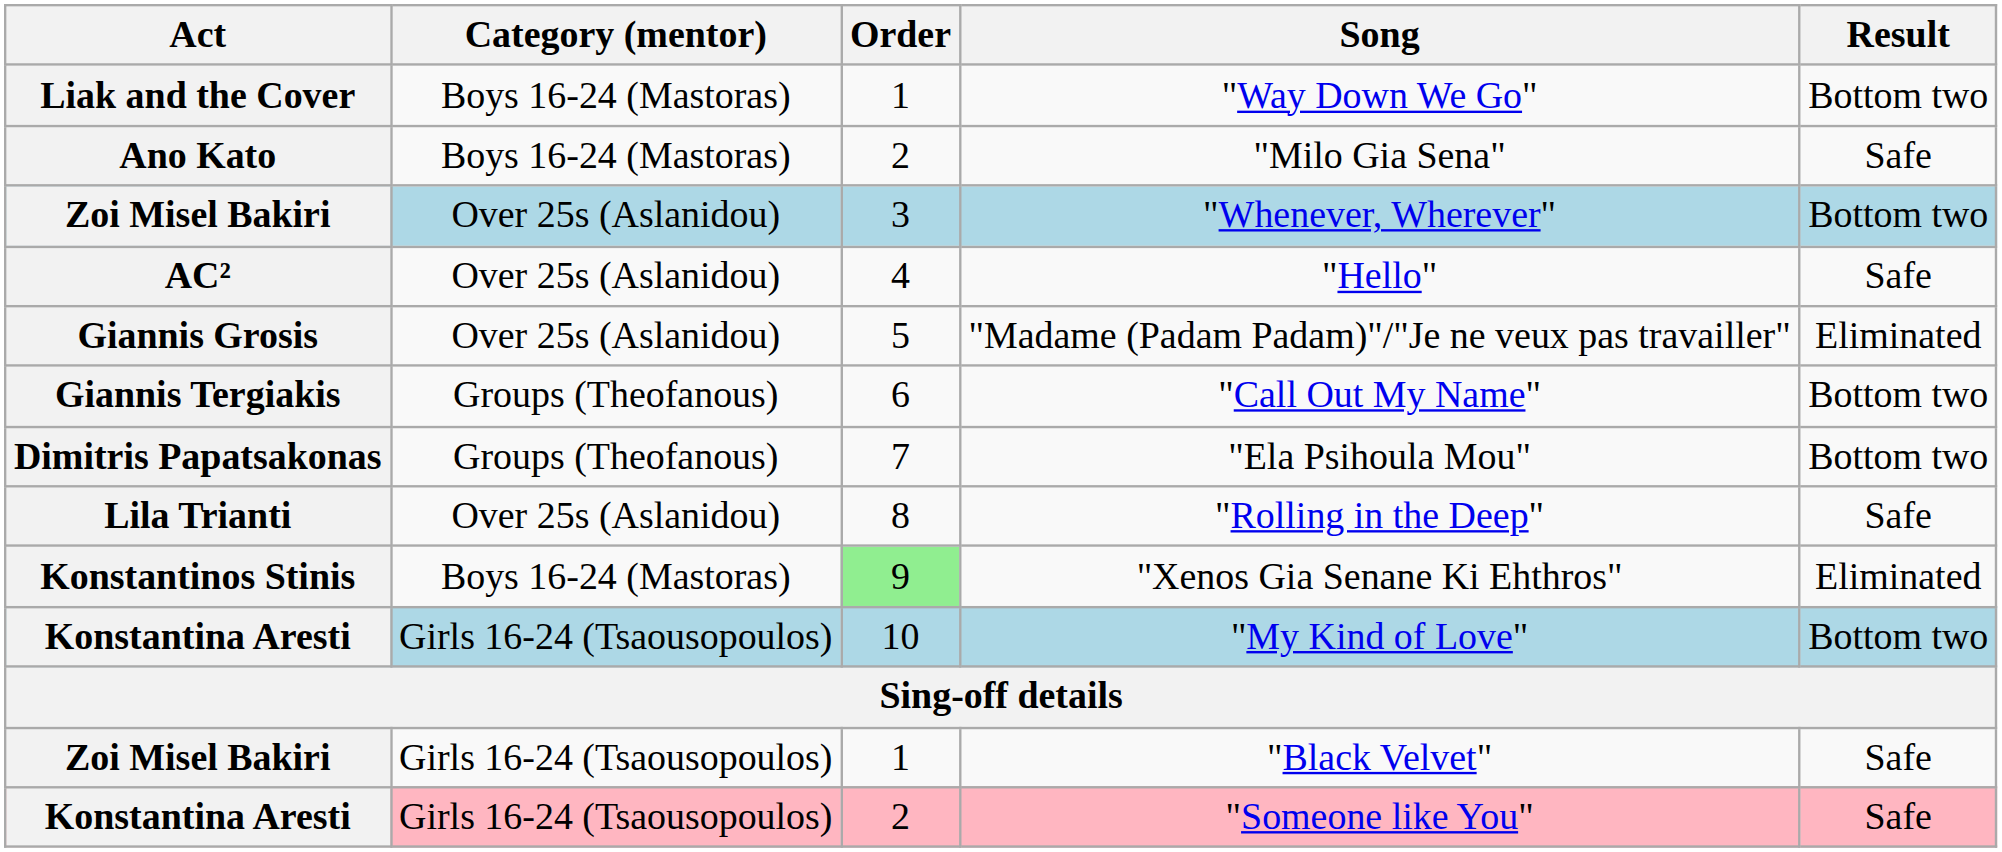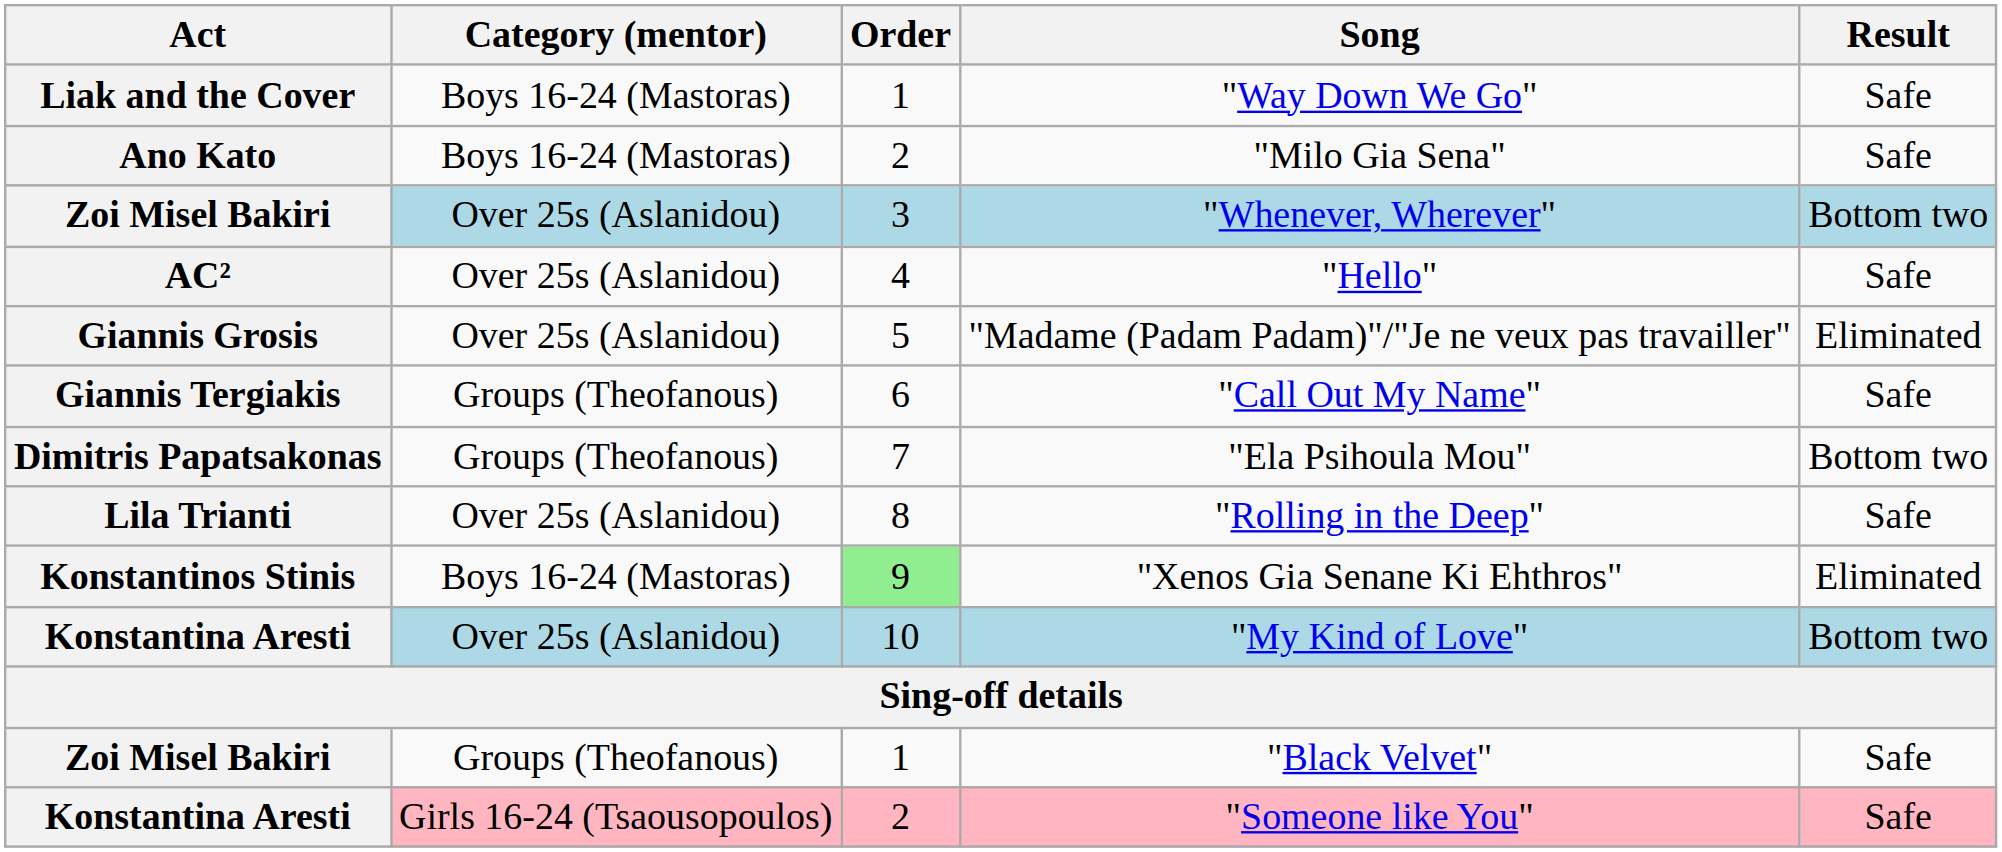(1898, 94) Bottom two -> (1898, 94) Safe
(1898, 395) Bottom two -> (1898, 395) Safe
(616, 635) Girls 16-24 (Tsaousopoulos) -> (616, 635) Over 25s (Aslanidou)
(616, 756) Girls 16-24 (Tsaousopoulos) -> (616, 756) Groups (Theofanous)
